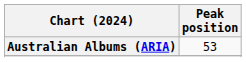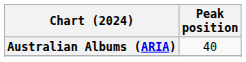(210, 47) 53 -> (210, 47) 40
